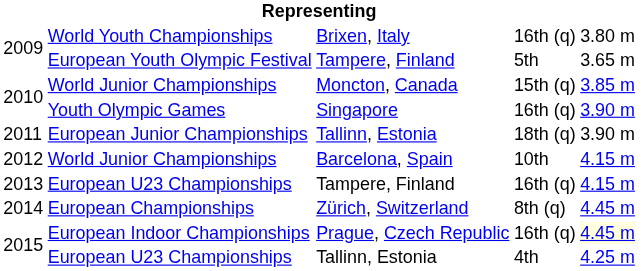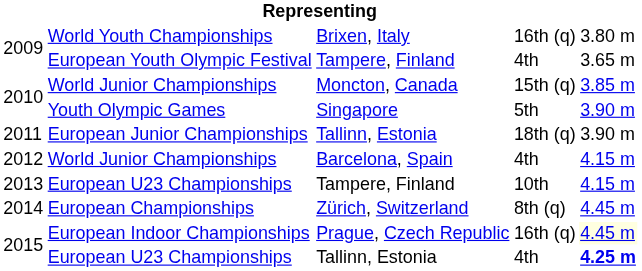(526, 60) 5th -> (526, 60) 4th
(545, 109) 16th (q) -> (526, 109) 5th
(531, 159) 10th -> (526, 159) 4th
(545, 183) 16th (q) -> (531, 183) 10th
(608, 257) normal -> (608, 257) bold
